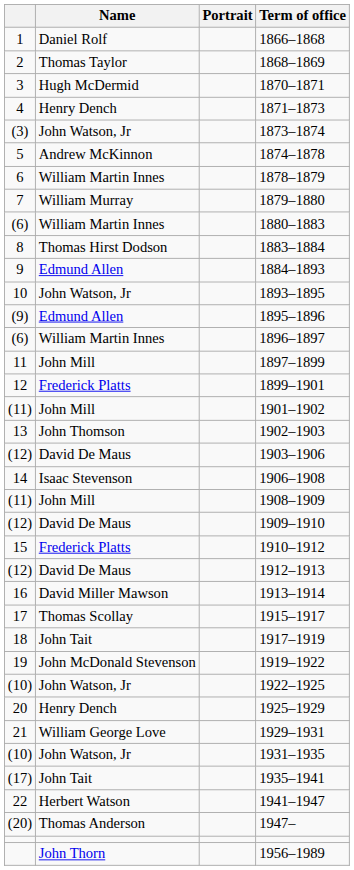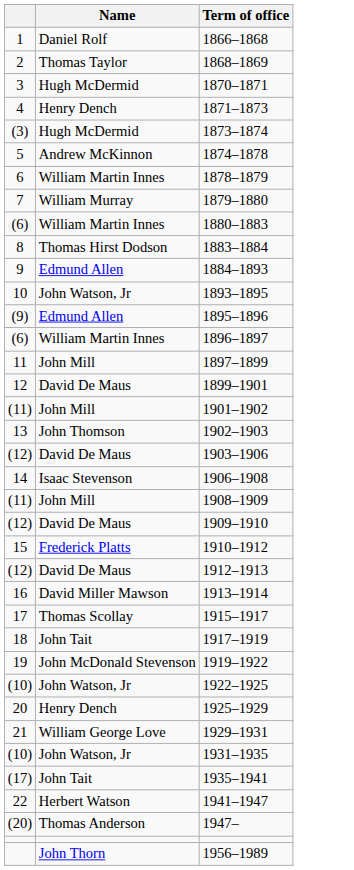- column: (227, 16)
(85, 131) John Watson, Jr -> (89, 131) Hugh McDermid
(85, 385) Frederick Platts -> (85, 385) David De Maus
